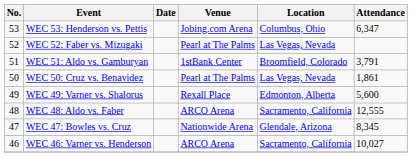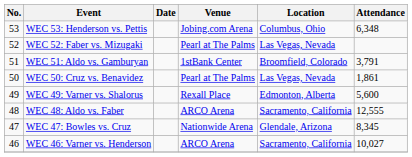(368, 29) 6,347 -> (368, 29) 6,348
